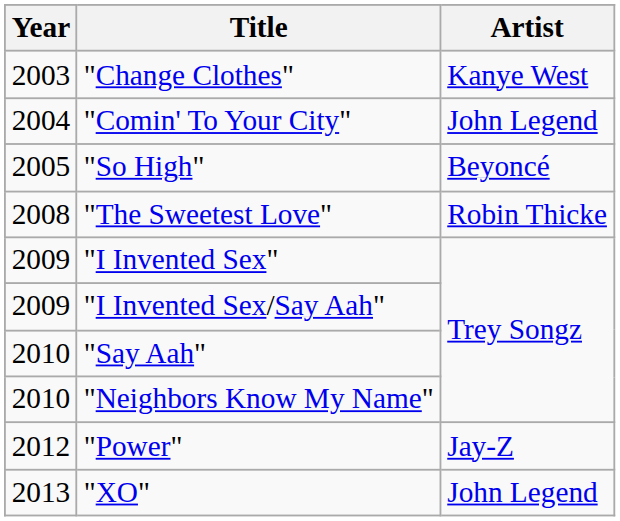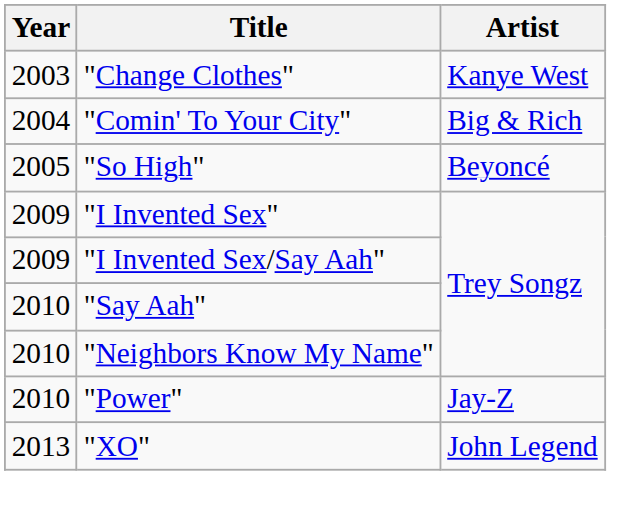(522, 120) John Legend -> (515, 120) Big & Rich
- row: (208, 213)
(41, 445) 2012 -> (41, 399) 2010
